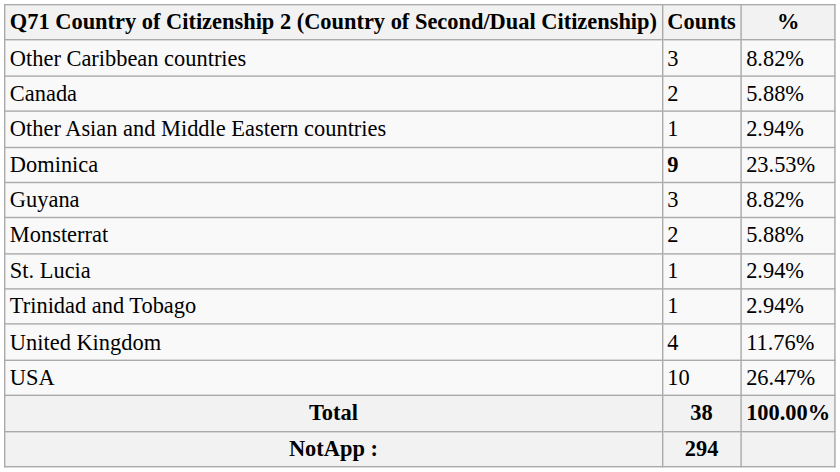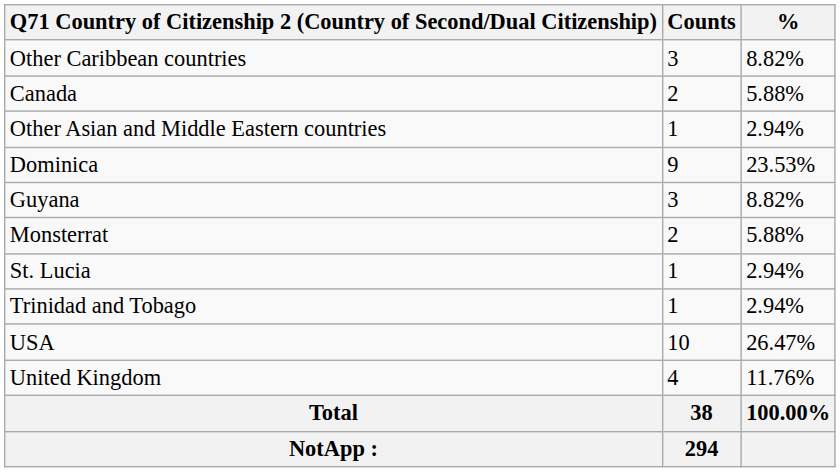(673, 164) bold -> (673, 164) normal
rows swapped: (85, 341) <-> (32, 377)
